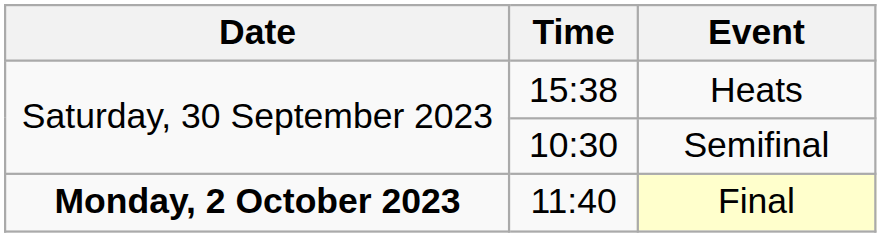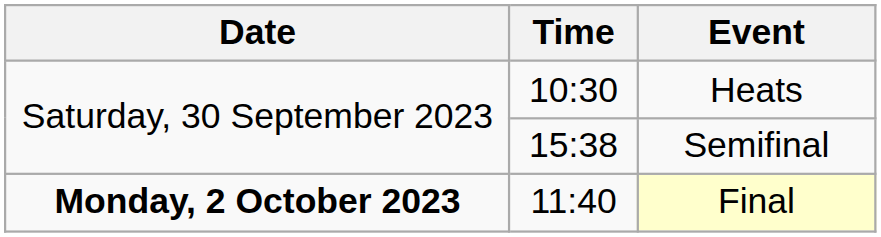(574, 88) 15:38 -> (574, 88) 10:30
(574, 145) 10:30 -> (574, 145) 15:38
